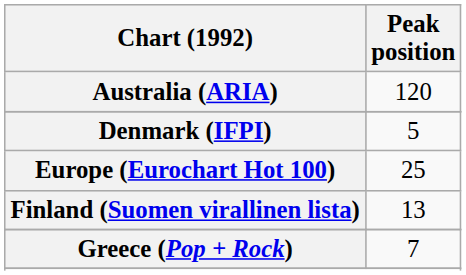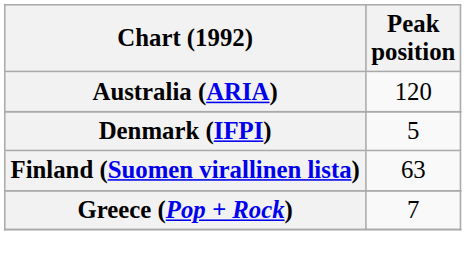- row: (185, 170)
(413, 209) 13 -> (413, 170) 63
